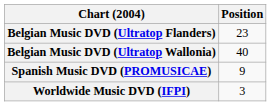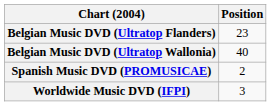(242, 71) 9 -> (242, 71) 2
